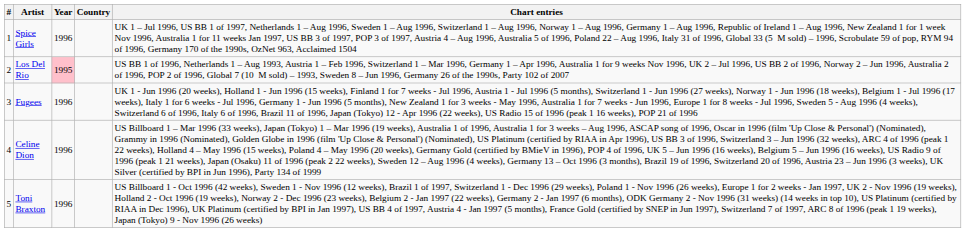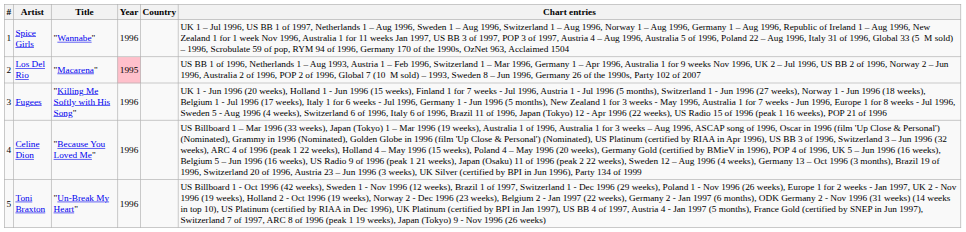+ column: (85, 12)
